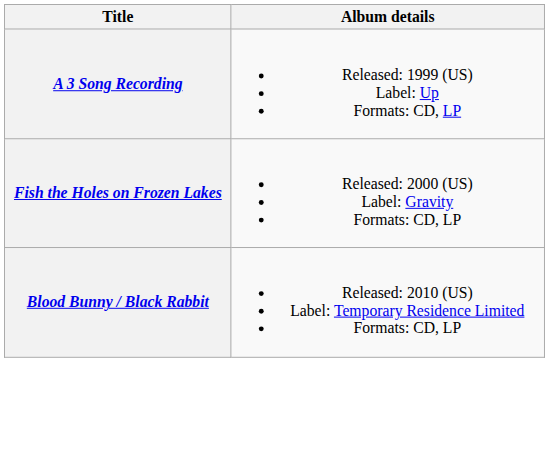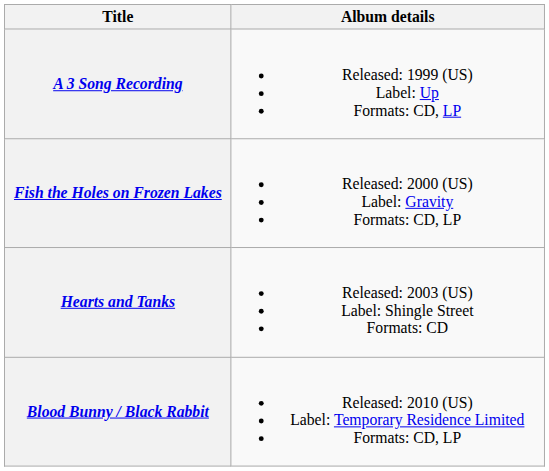+ row: (118, 302)
